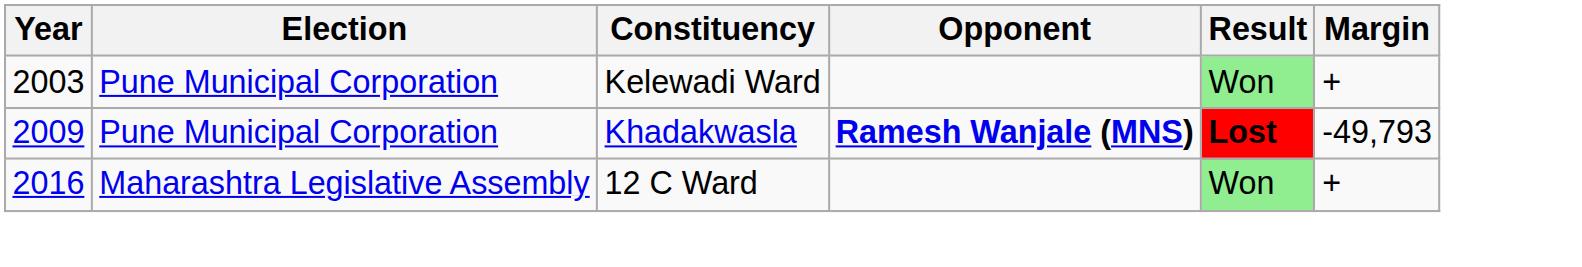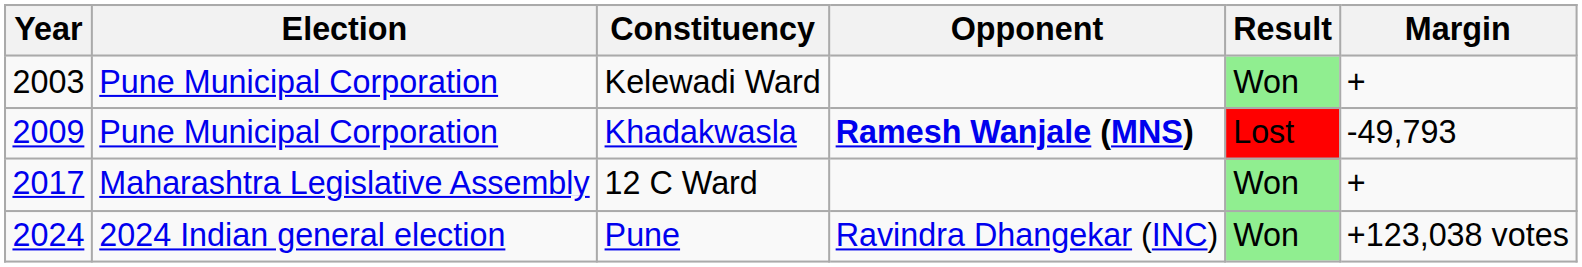(1243, 132) bold -> (1264, 132) normal
(48, 183) 2016 -> (48, 183) 2017
+ row: (642, 235)
